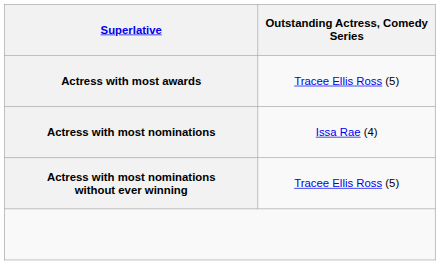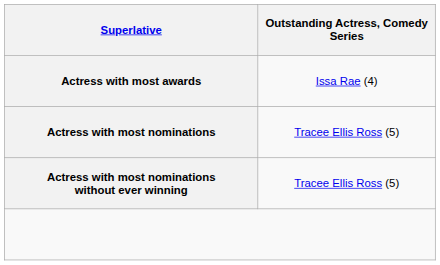(347, 81) Tracee Ellis Ross (5) -> (347, 81) Issa Rae (4)
(347, 132) Issa Rae (4) -> (347, 132) Tracee Ellis Ross (5)
